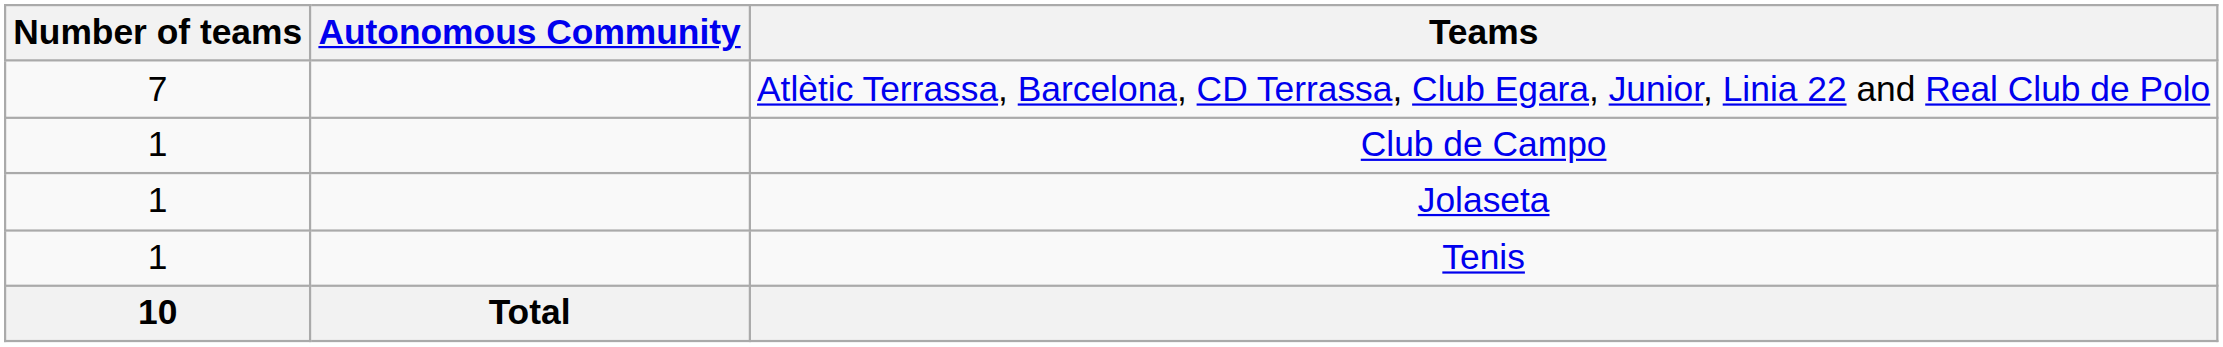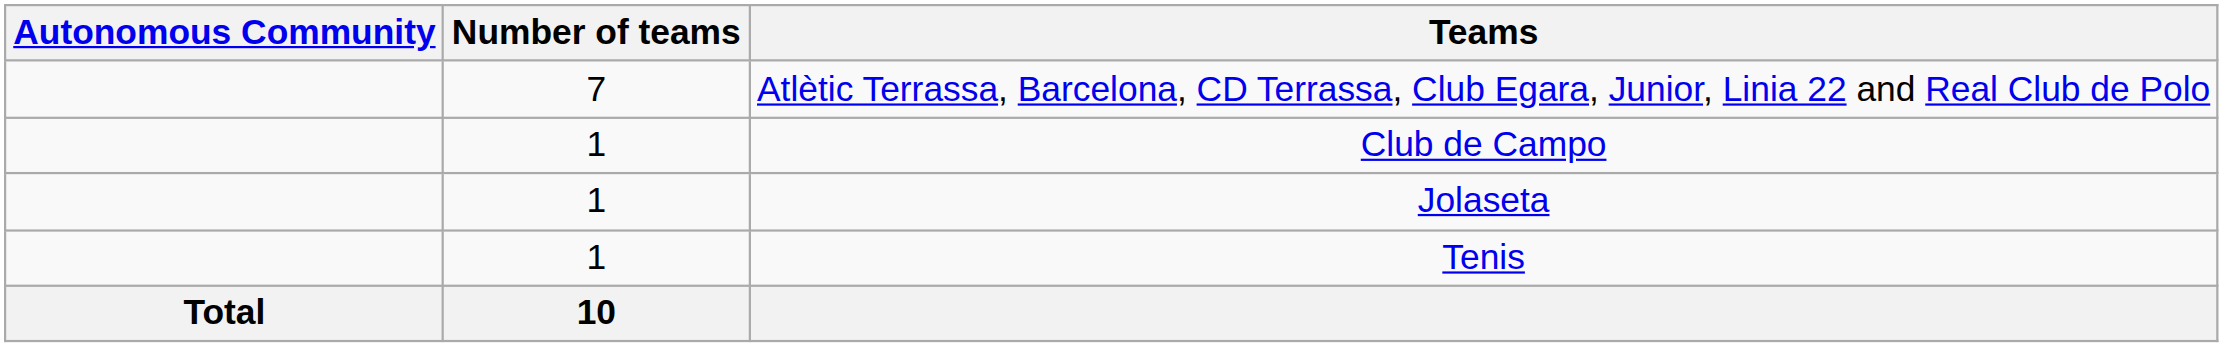columns swapped: (530, 32) <-> (158, 32)
